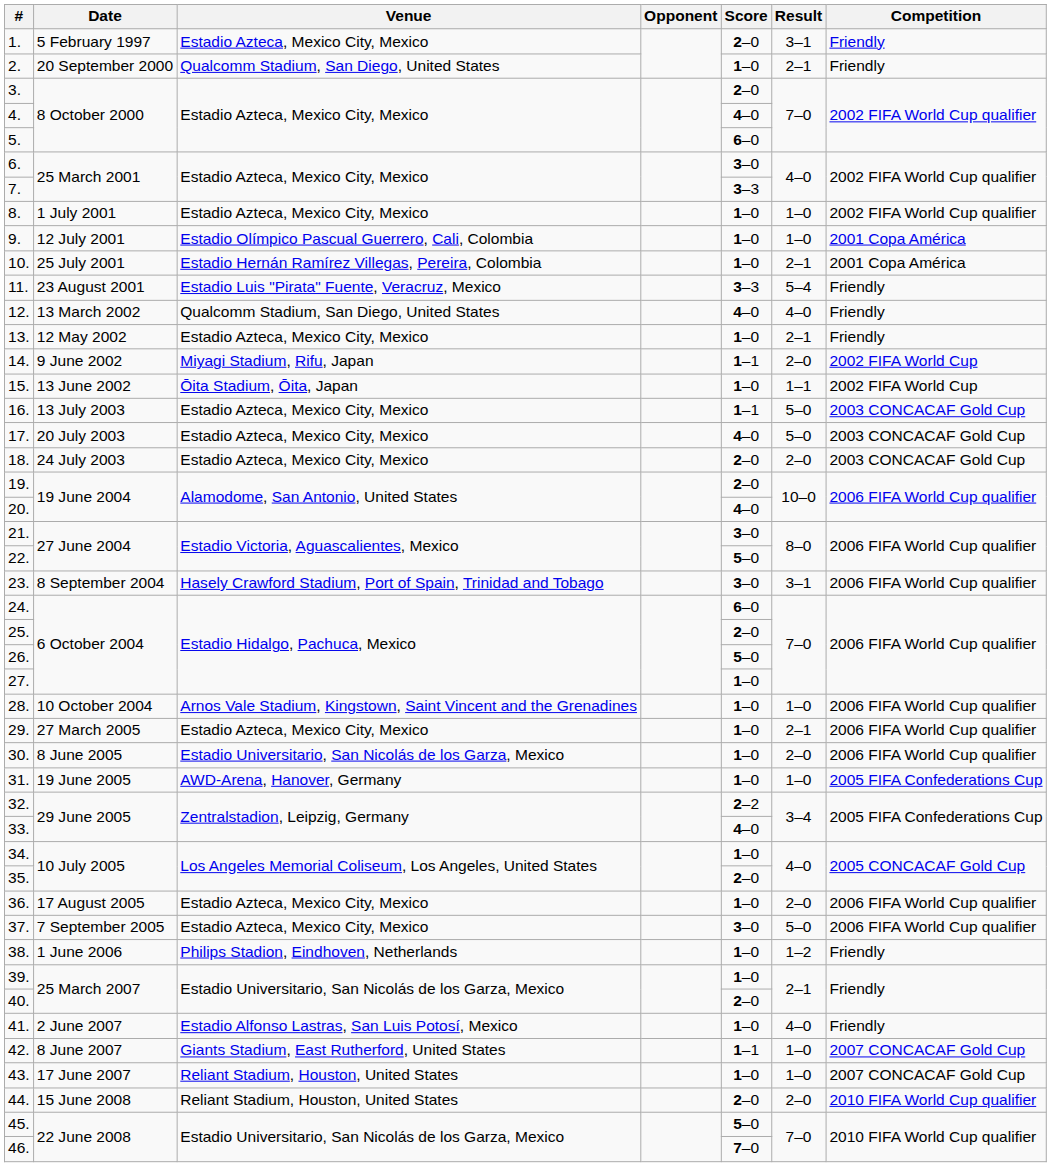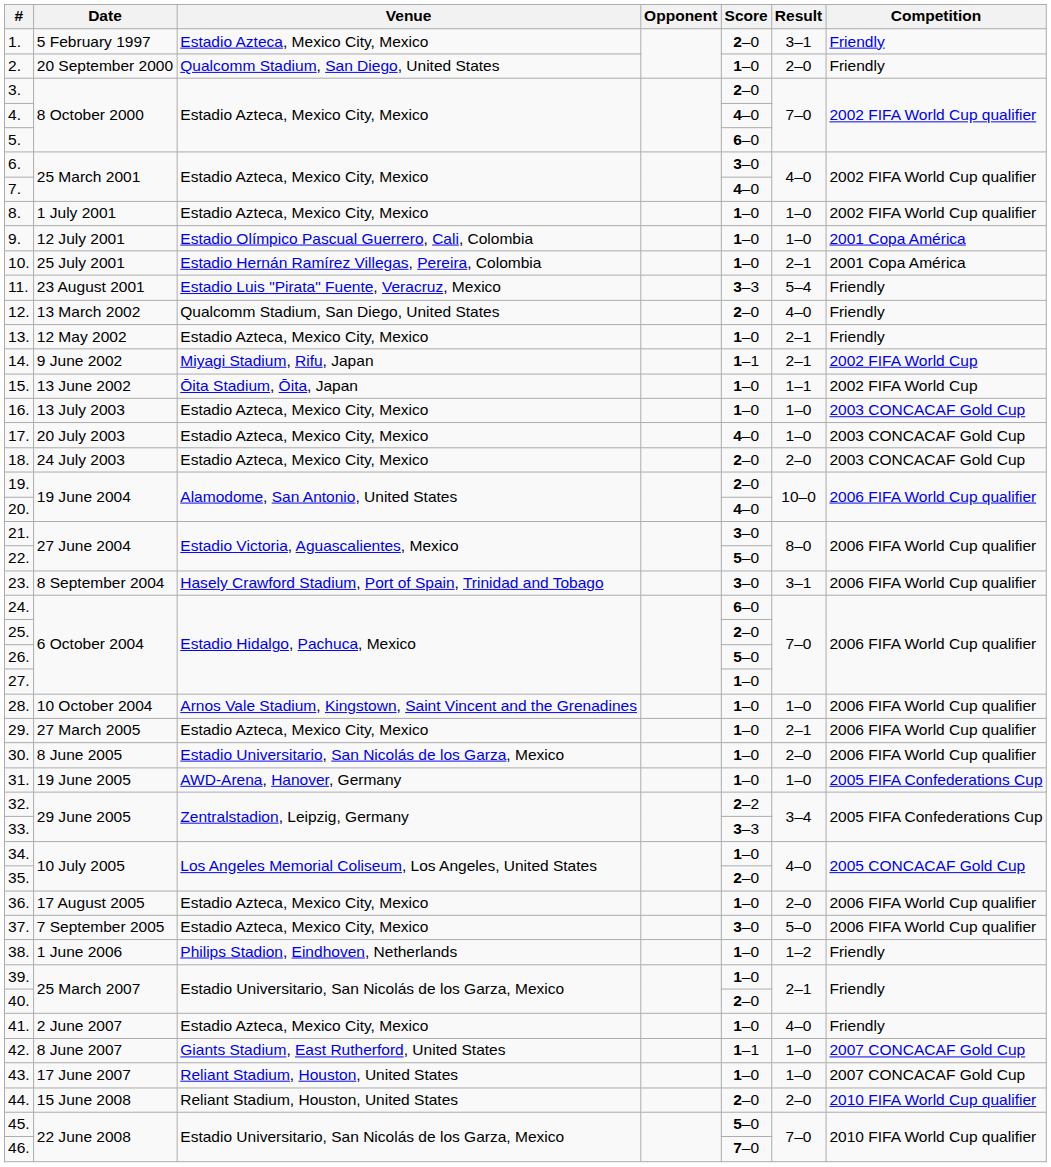(799, 66) 2–1 -> (799, 66) 2–0
(746, 189) 3–3 -> (746, 189) 4–0
(746, 312) 4–0 -> (746, 312) 2–0
(799, 361) 2–0 -> (799, 361) 2–1
(746, 410) 1–1 -> (746, 410) 1–0
(799, 410) 5–0 -> (799, 410) 1–0
(799, 435) 5–0 -> (799, 435) 1–0
(746, 829) 4–0 -> (746, 829) 3–3
(349, 1025) Estadio Alfonso Lastras, San Luis Potosí, Mexico -> (304, 1025) Estadio Azteca, Mexico City, Mexico
